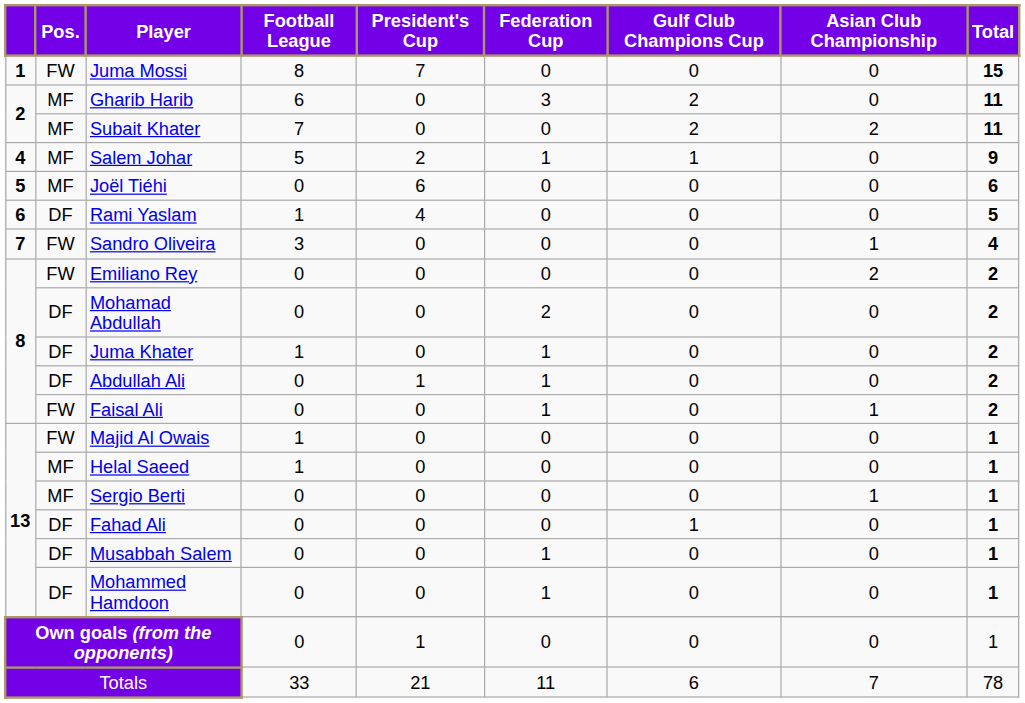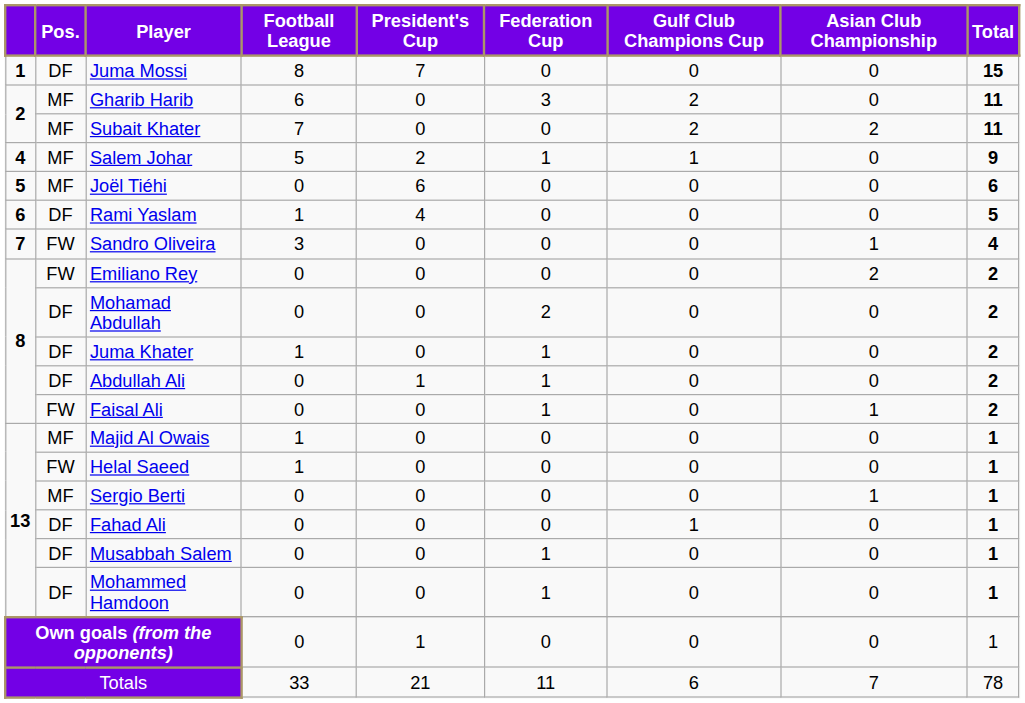(60, 71) FW -> (60, 71) DF
(60, 438) FW -> (60, 438) MF
(60, 467) MF -> (60, 467) FW
